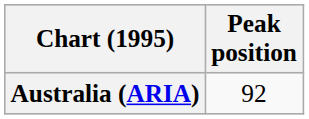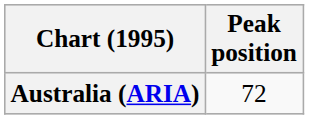(254, 93) 92 -> (254, 93) 72
